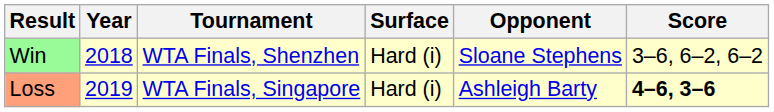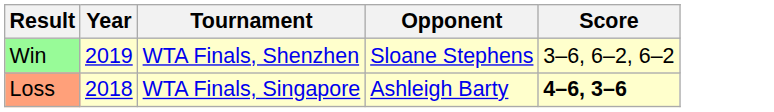- column: (409, 21)
(109, 55) 2018 -> (109, 55) 2019
(109, 89) 2019 -> (109, 89) 2018
